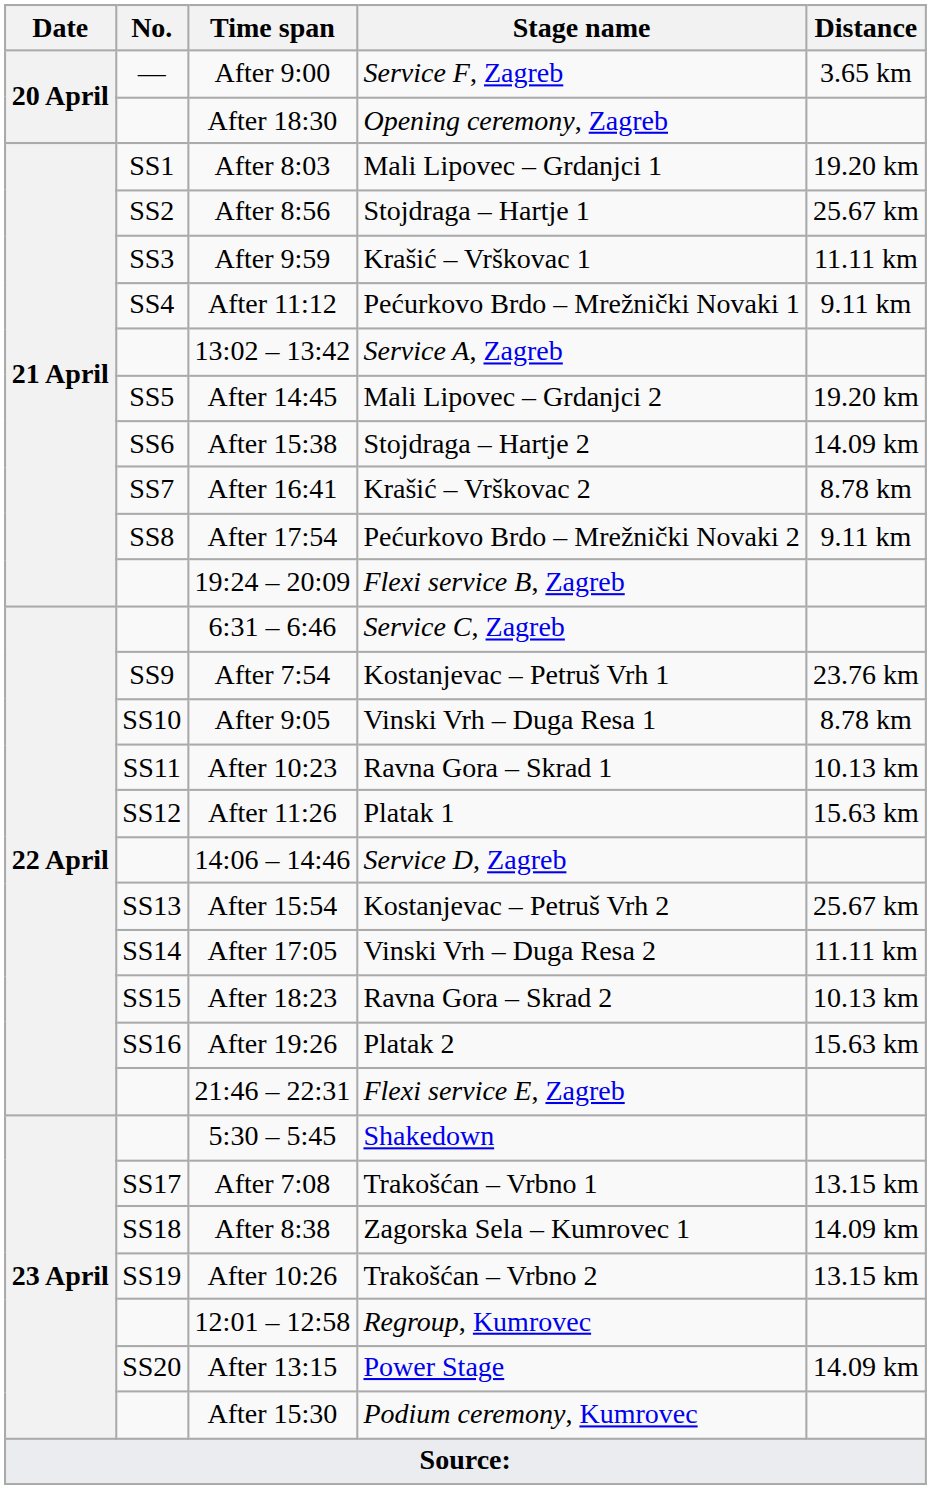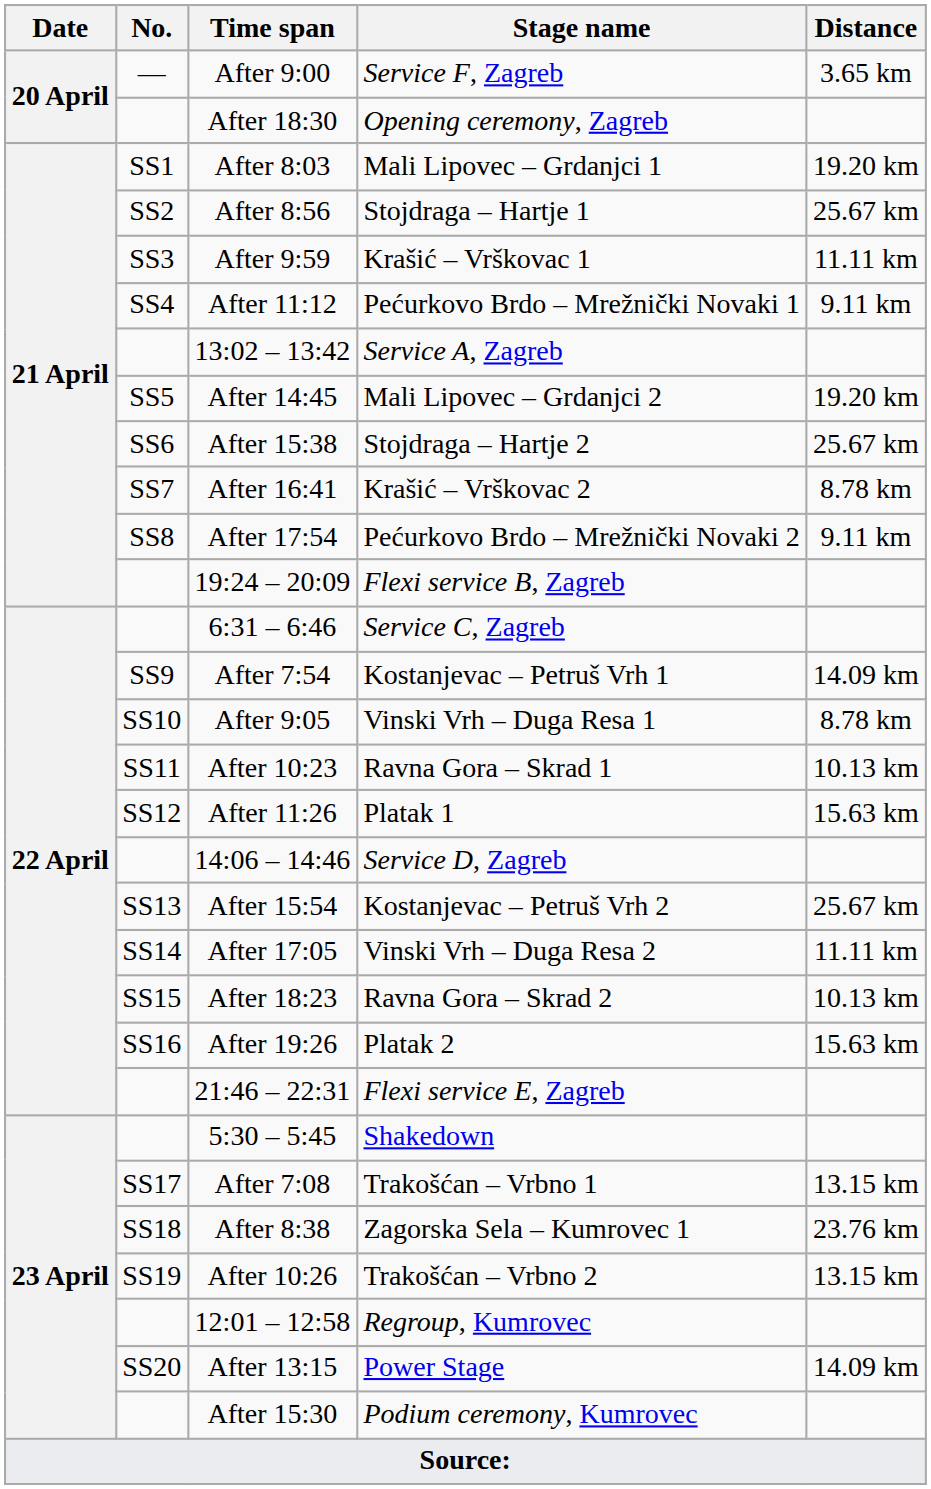(866, 443) 14.09 km -> (866, 443) 25.67 km
(866, 674) 23.76 km -> (866, 674) 14.09 km
(866, 1228) 14.09 km -> (866, 1228) 23.76 km
